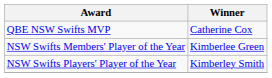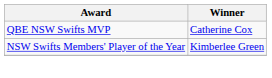- row: (91, 64)
